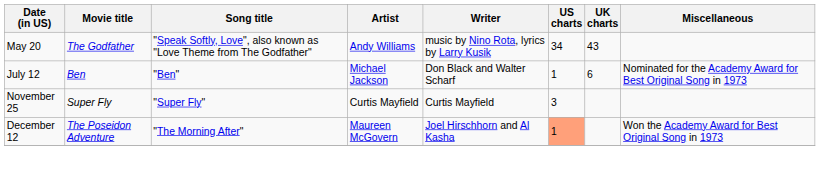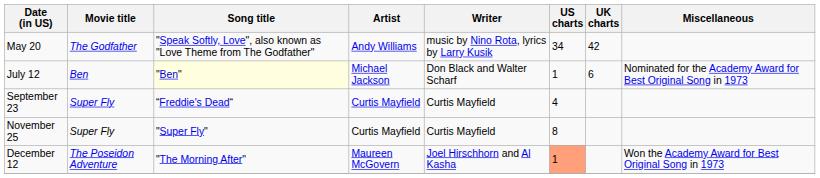(593, 46) 43 -> (594, 46) 42
(166, 74) no background -> (169, 74) lightyellow background
+ row: (32, 103)
(554, 103) 3 -> (555, 131) 8
